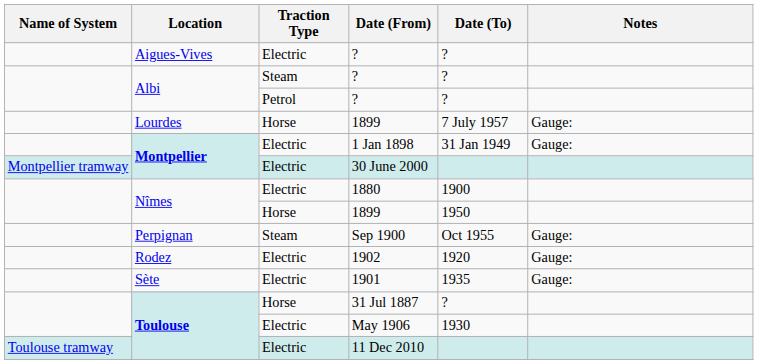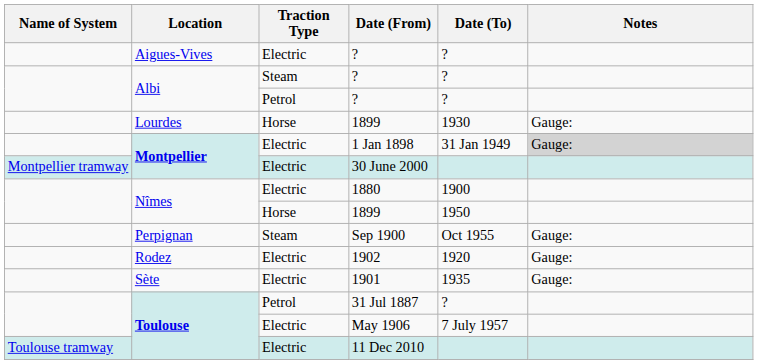(475, 122) 7 July 1957 -> (456, 122) 1930
(552, 144) no background -> (552, 144) lightgrey background
(279, 302) Horse -> (279, 302) Petrol
(456, 325) 1930 -> (475, 325) 7 July 1957
